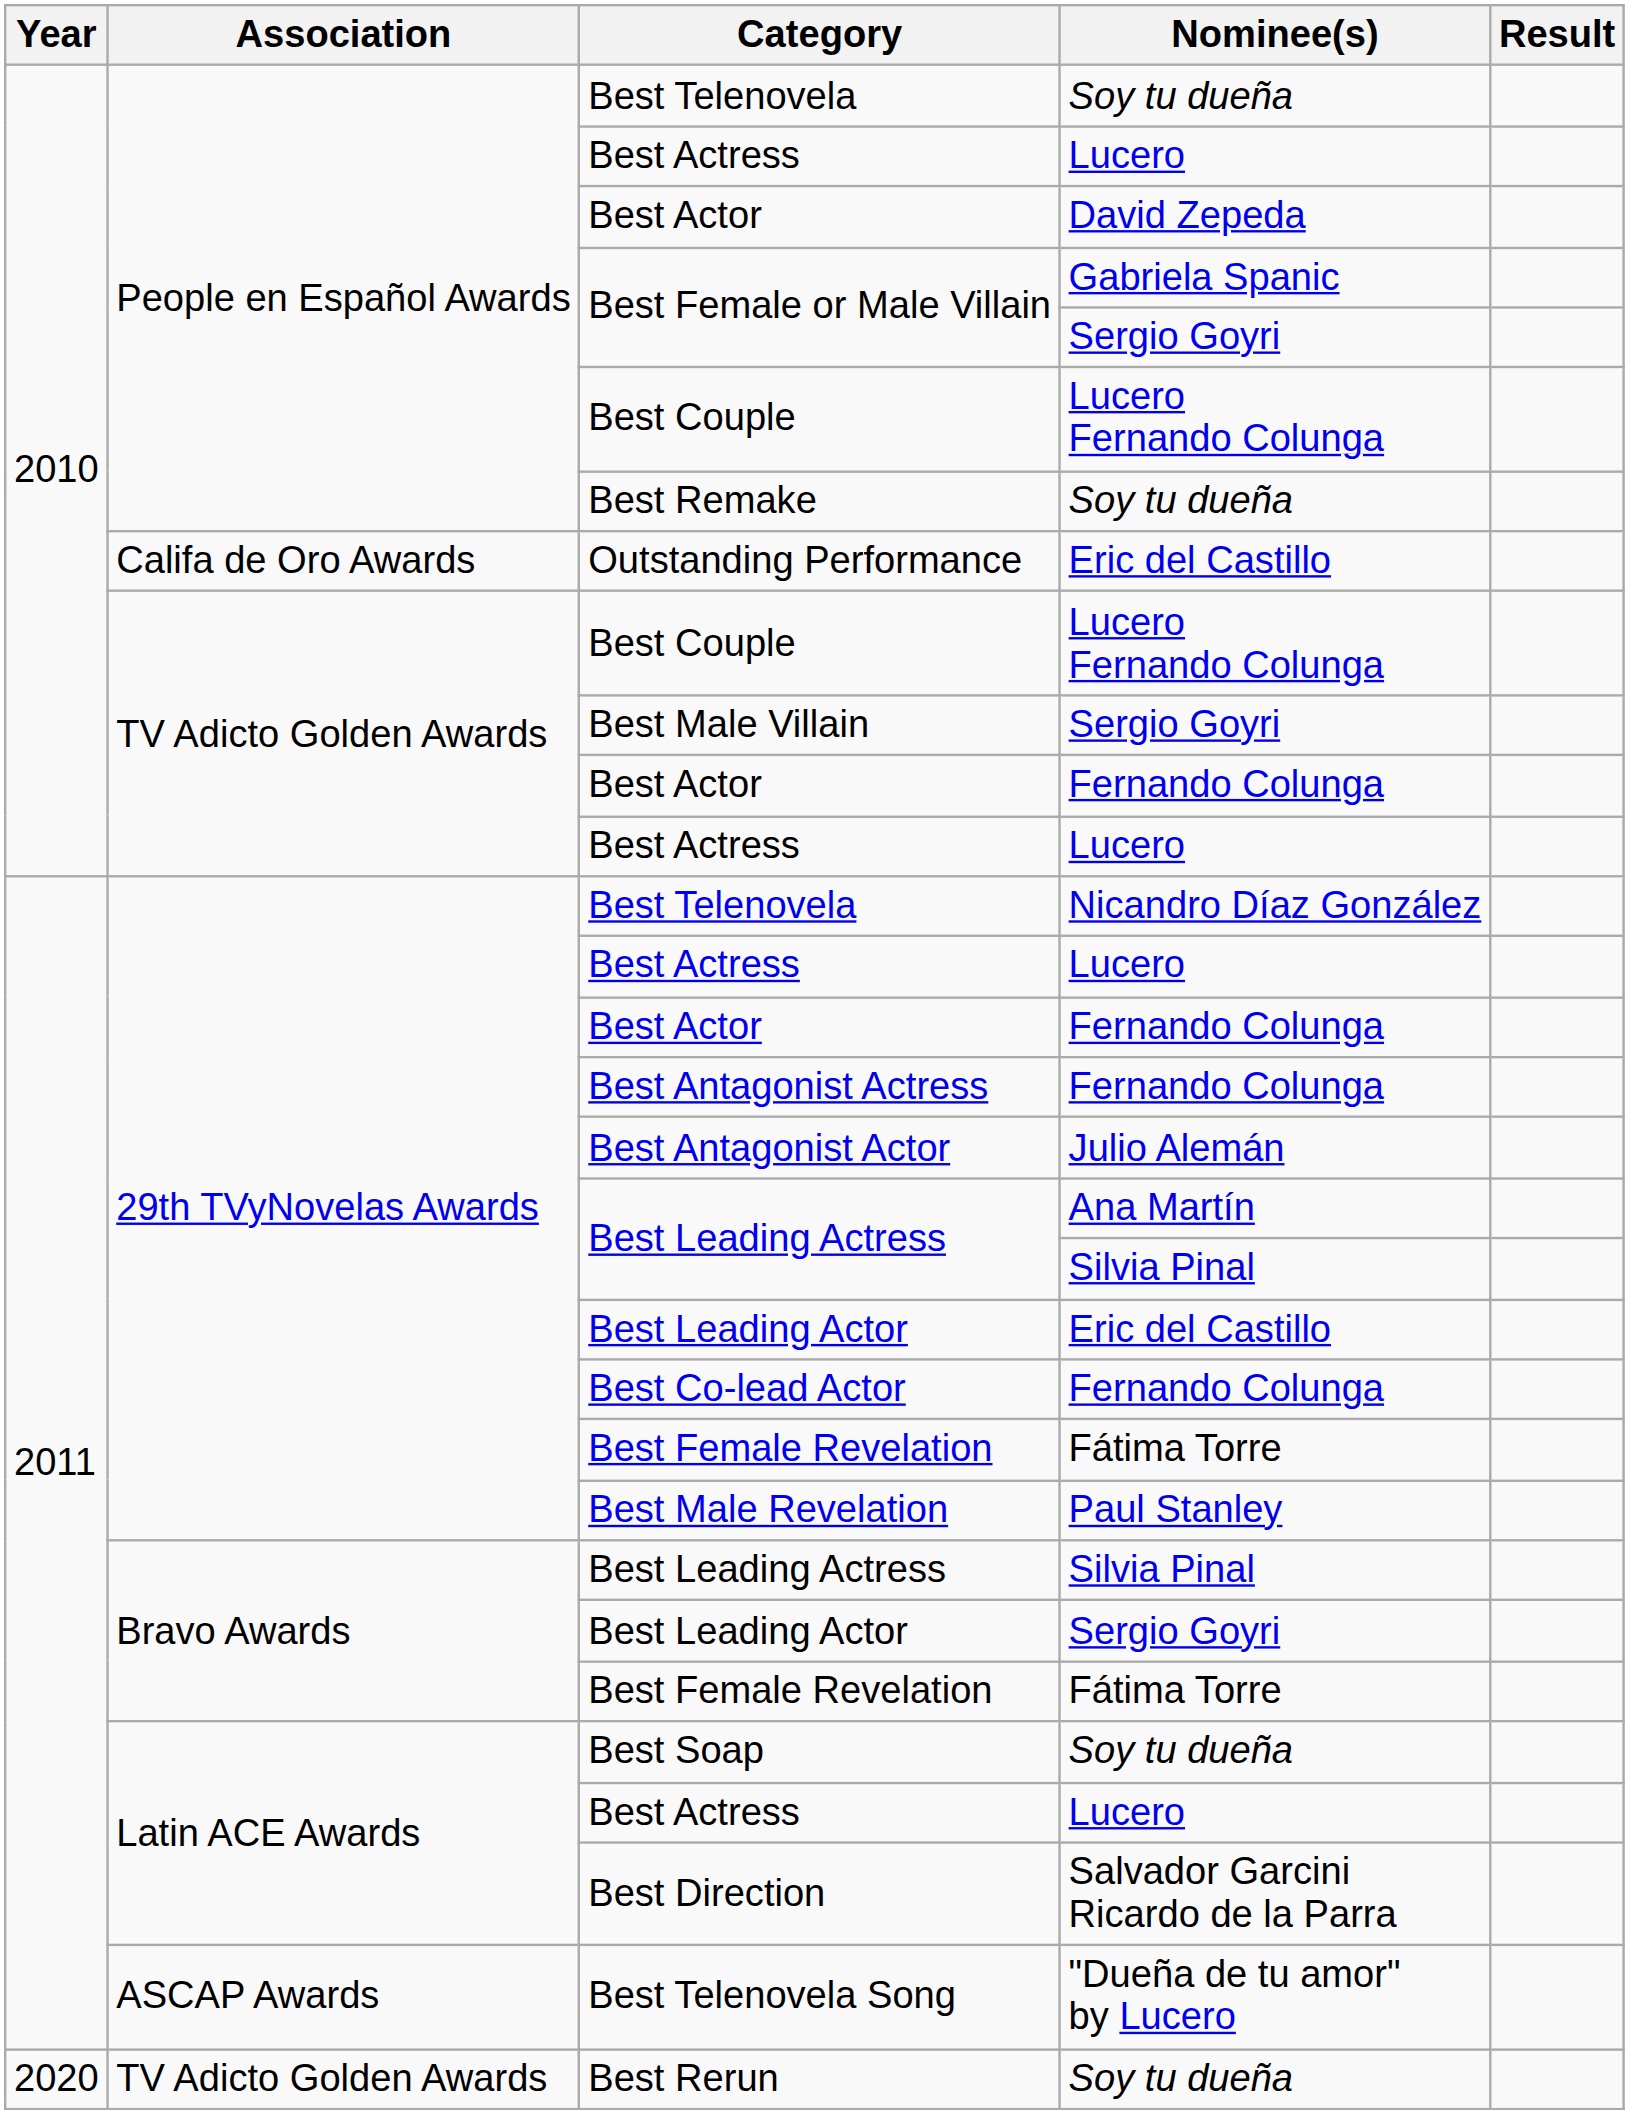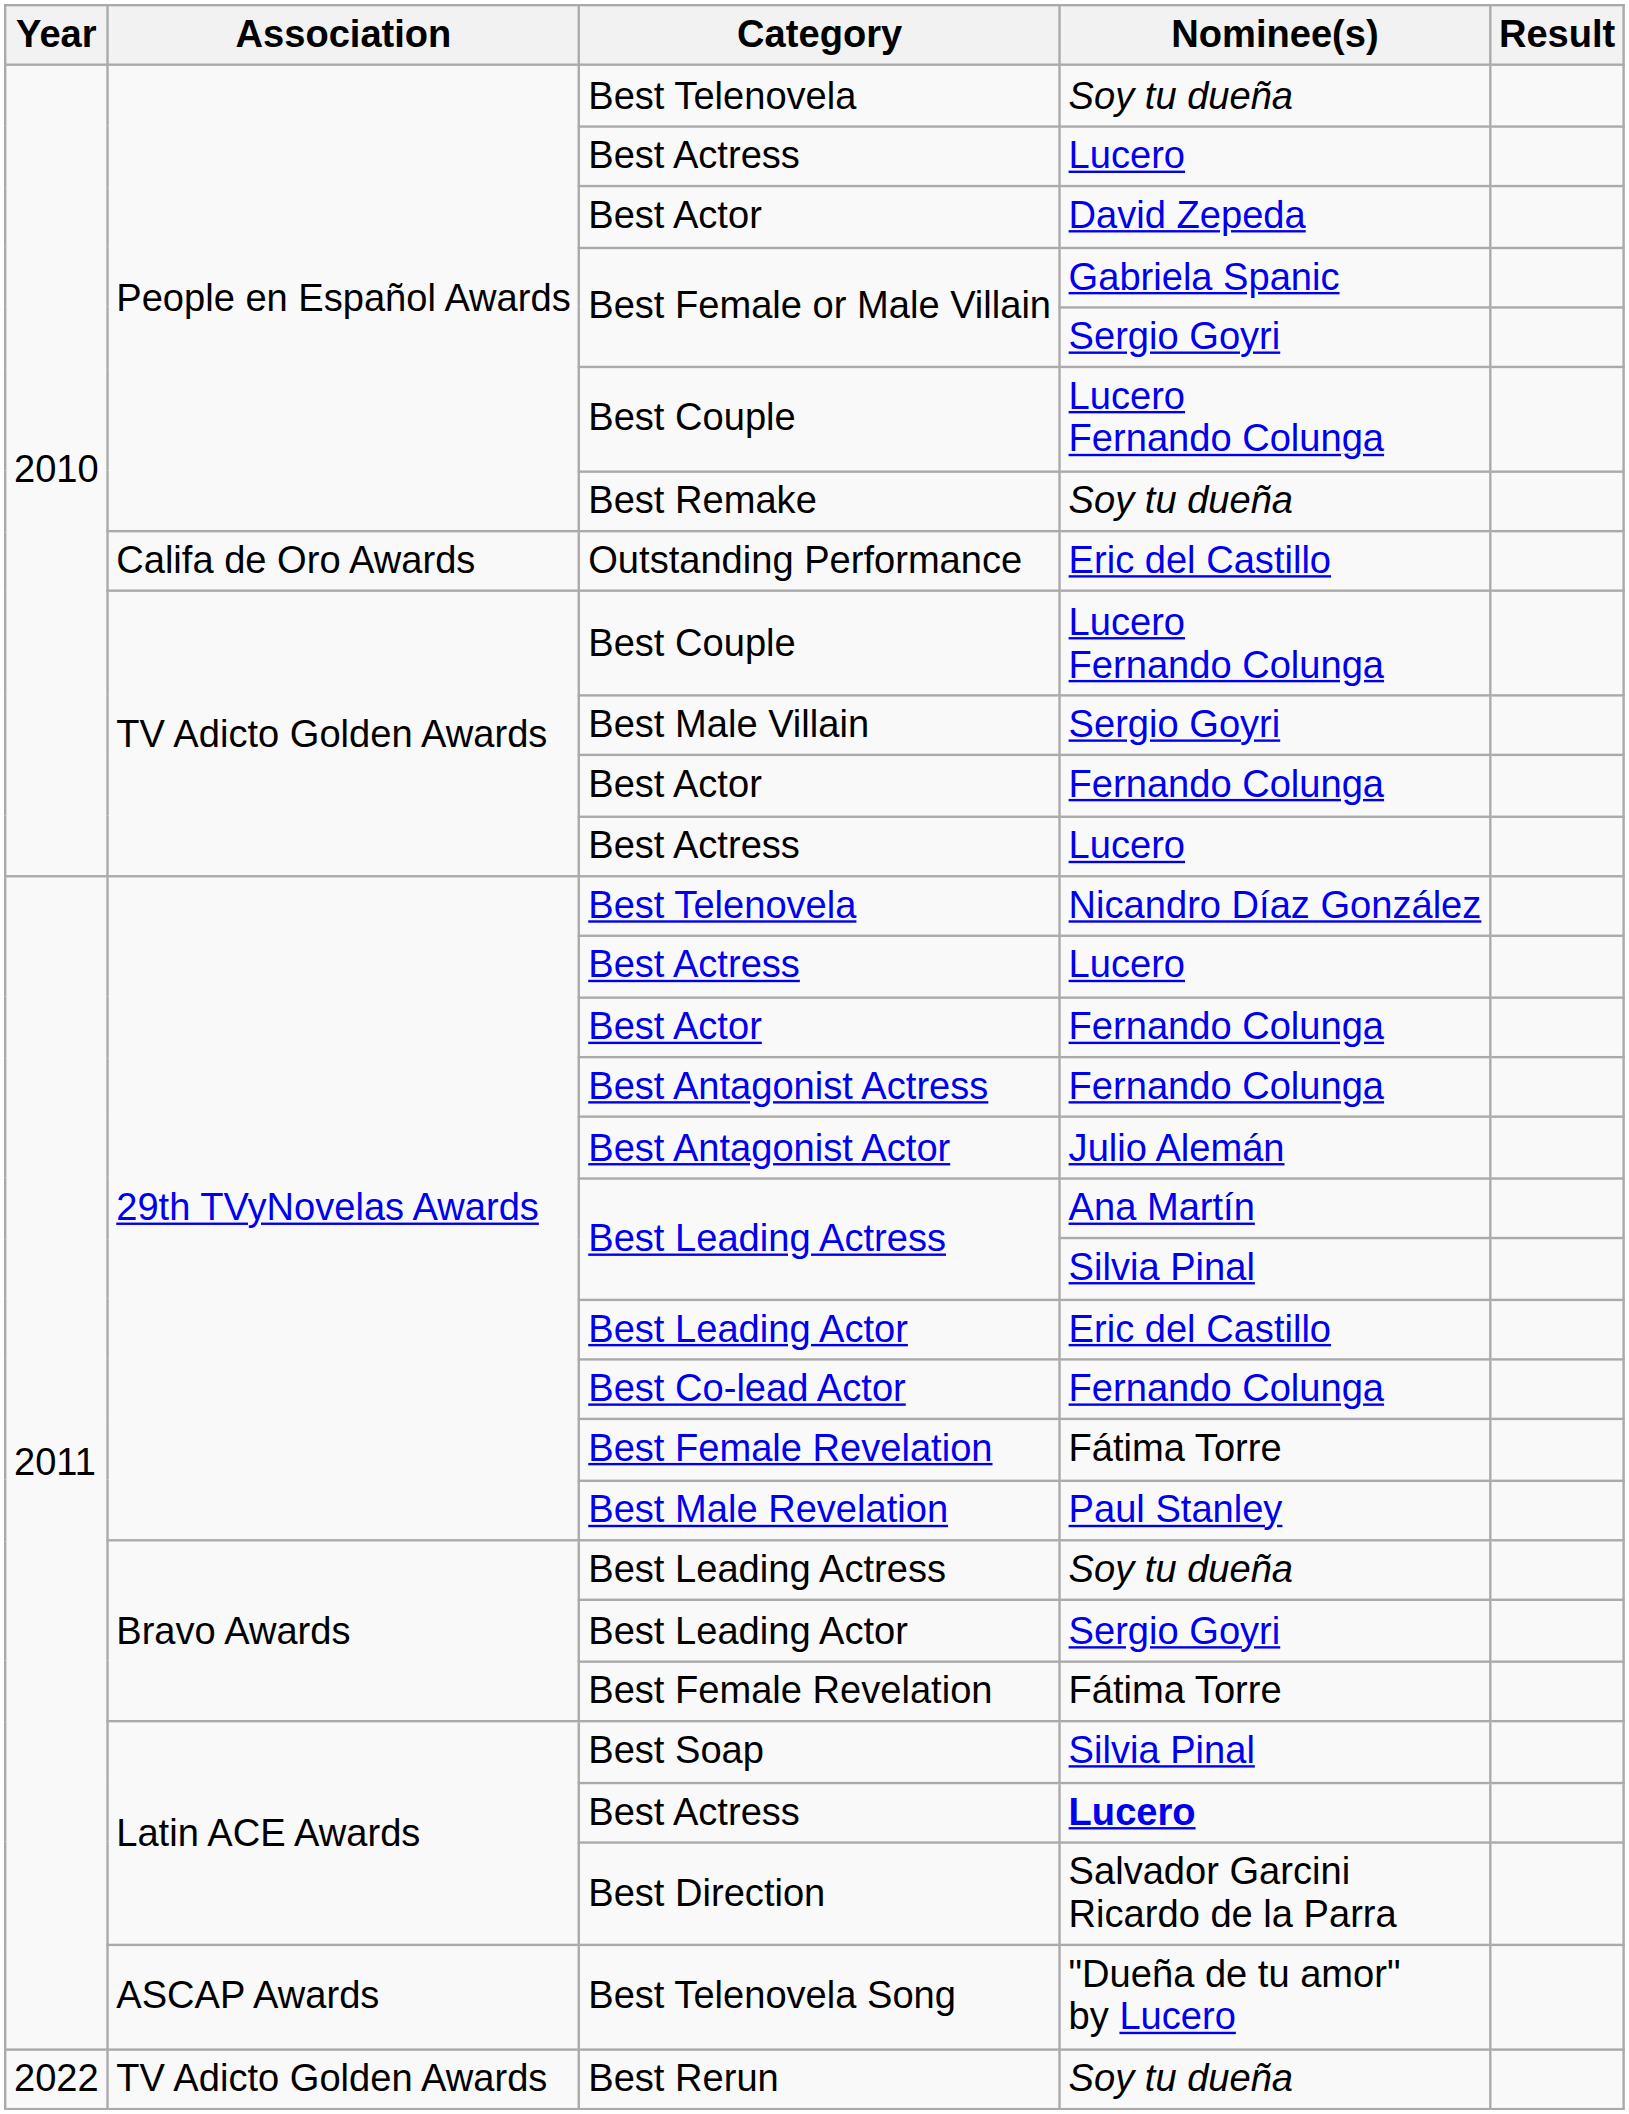(1162, 1569) Silvia Pinal -> (1181, 1569) Soy tu dueña
(1181, 1750) Soy tu dueña -> (1162, 1750) Silvia Pinal
(1127, 1811) normal -> (1132, 1811) bold
(56, 2078) 2020 -> (56, 2078) 2022
